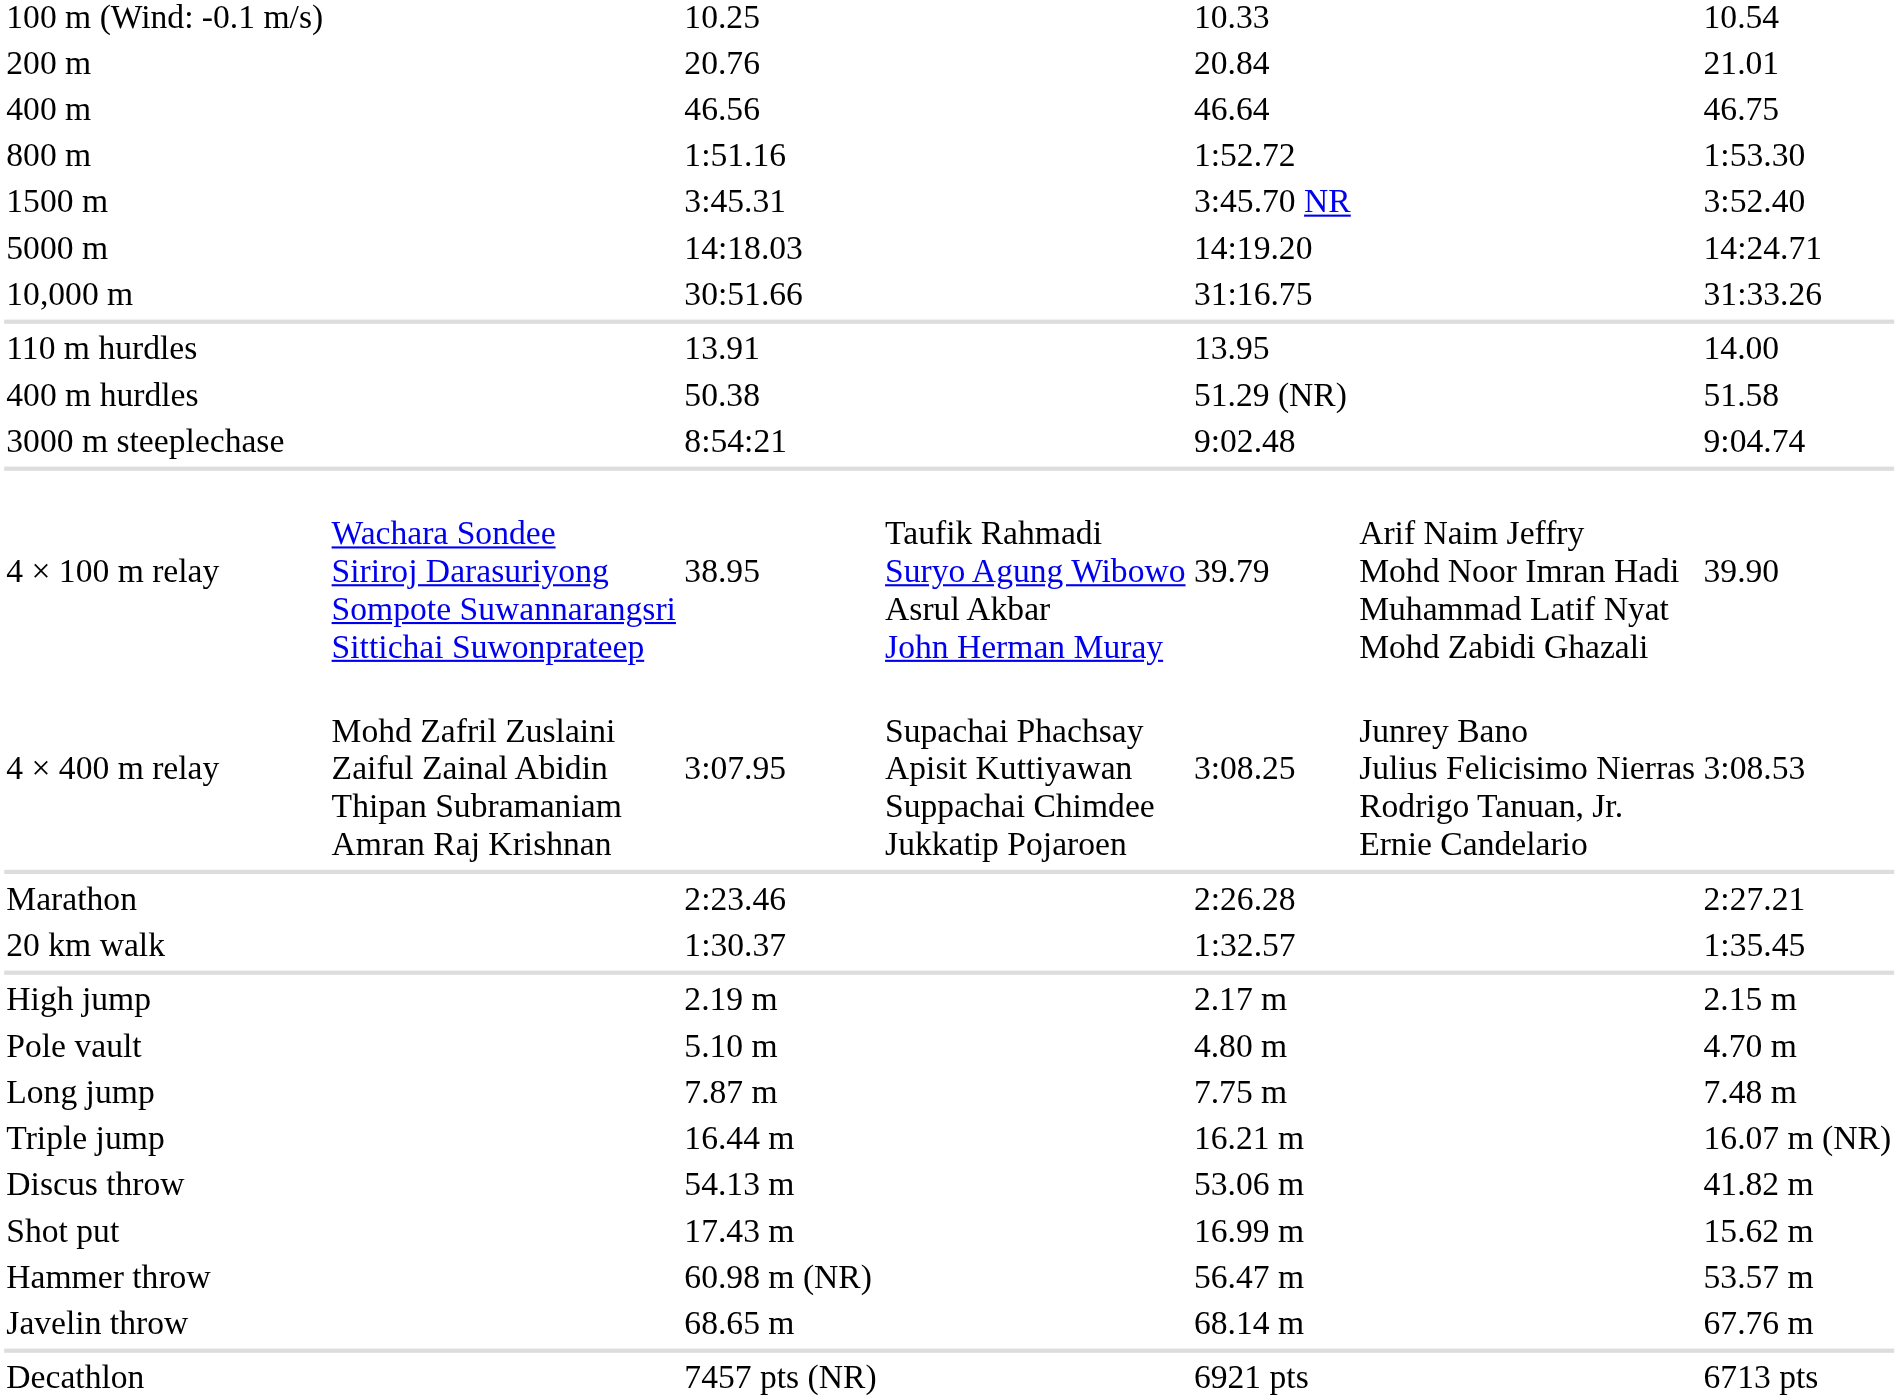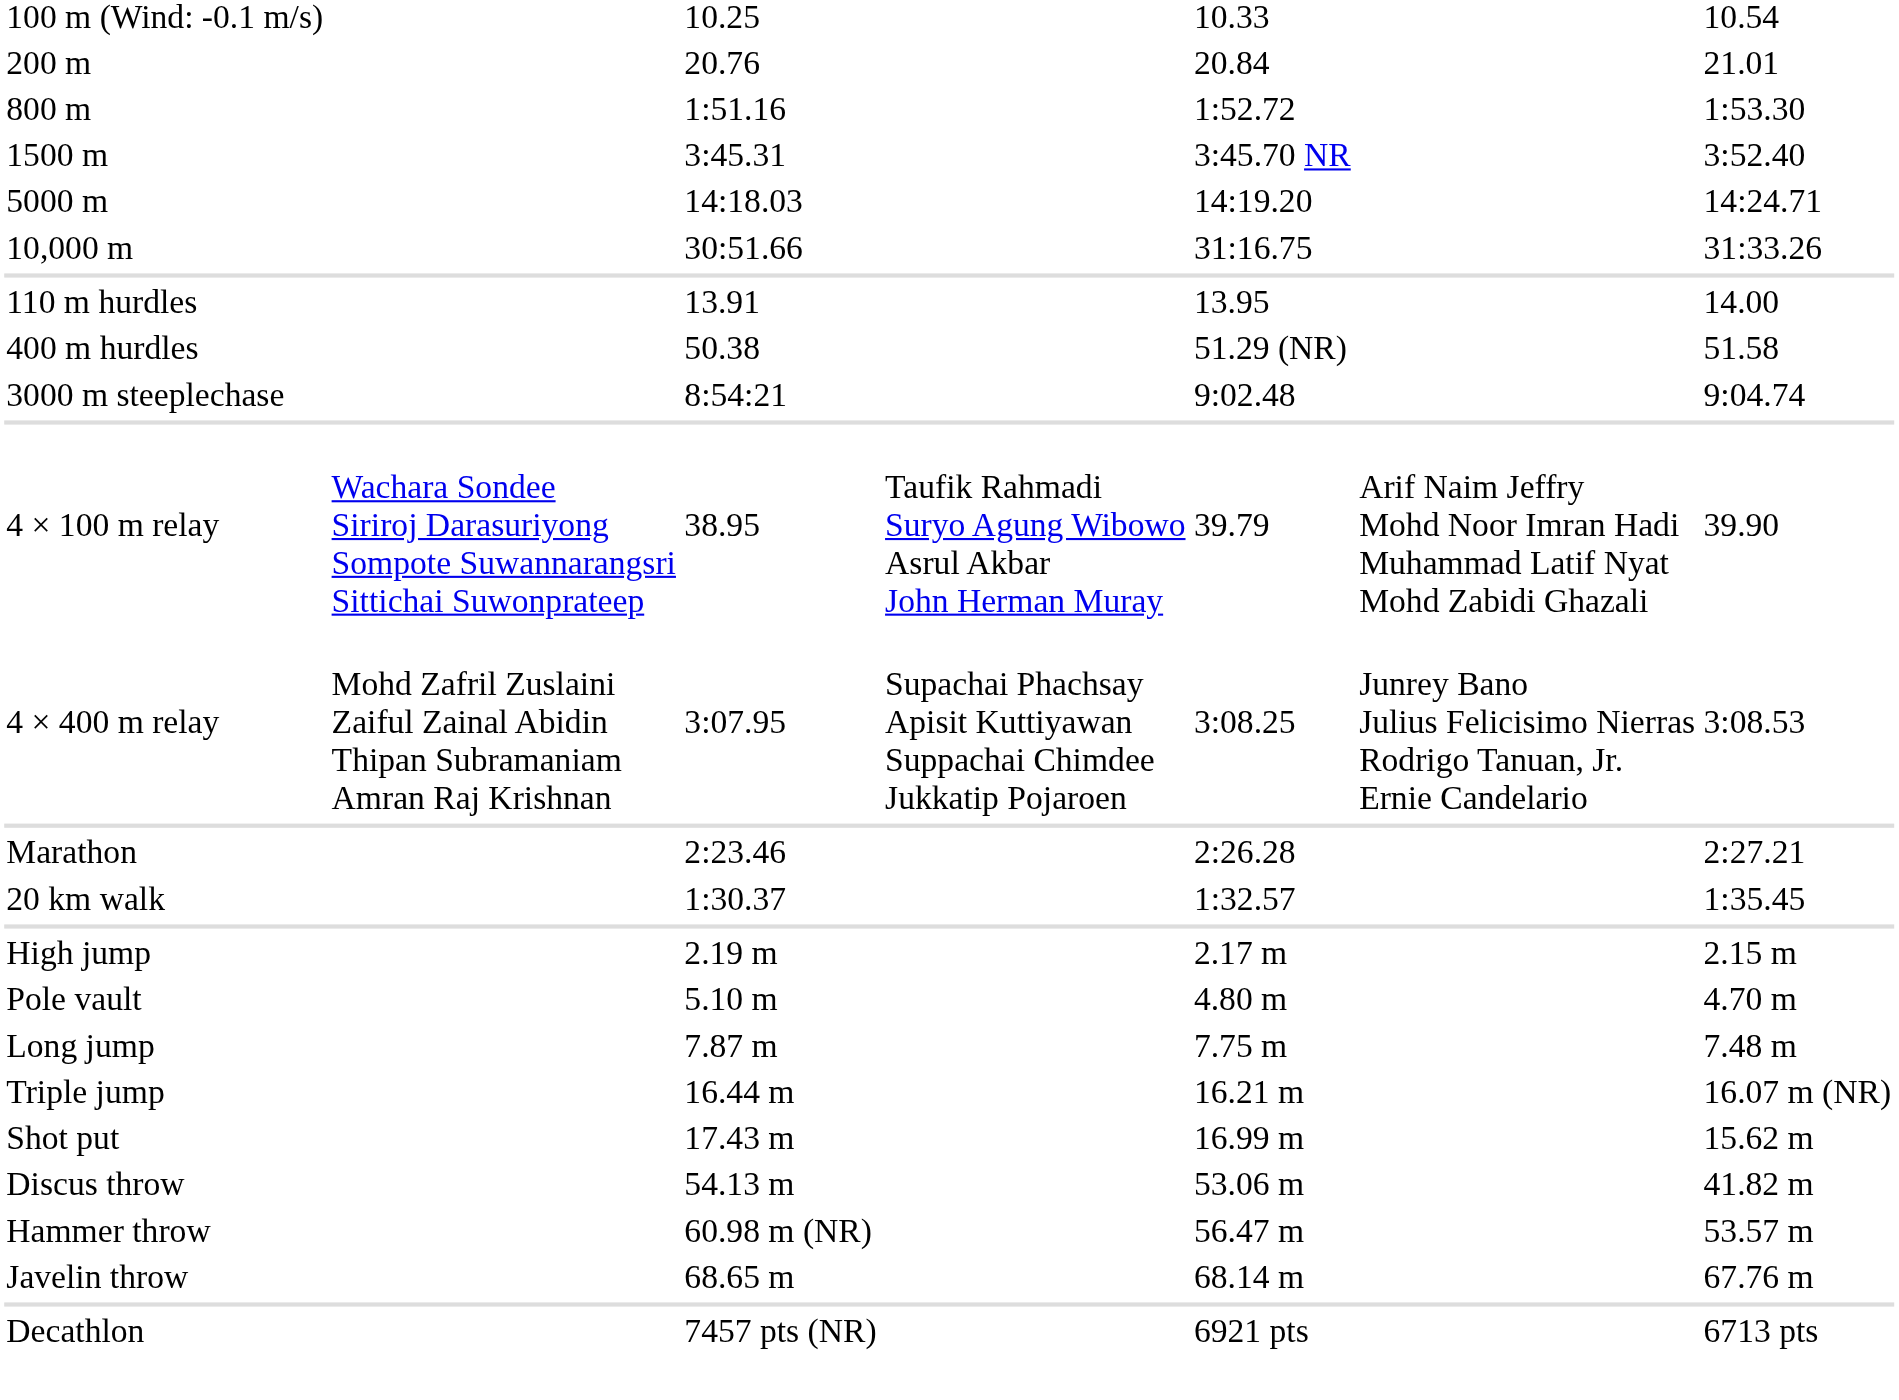- row: (49, 109)
rows swapped: (63, 1230) <-> (95, 1184)
